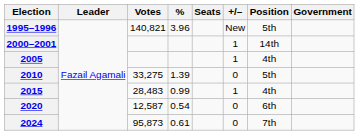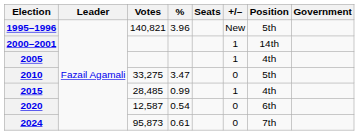(180, 75) 1.39 -> (180, 75) 3.47
(148, 91) 28,483 -> (148, 91) 28,485
